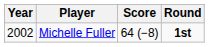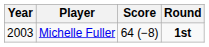(20, 32) 2002 -> (20, 32) 2003
